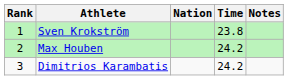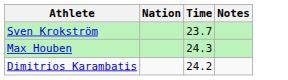- column: (20, 13)
(230, 31) 23.8 -> (199, 31) 23.7
(230, 48) 24.2 -> (199, 48) 24.3
